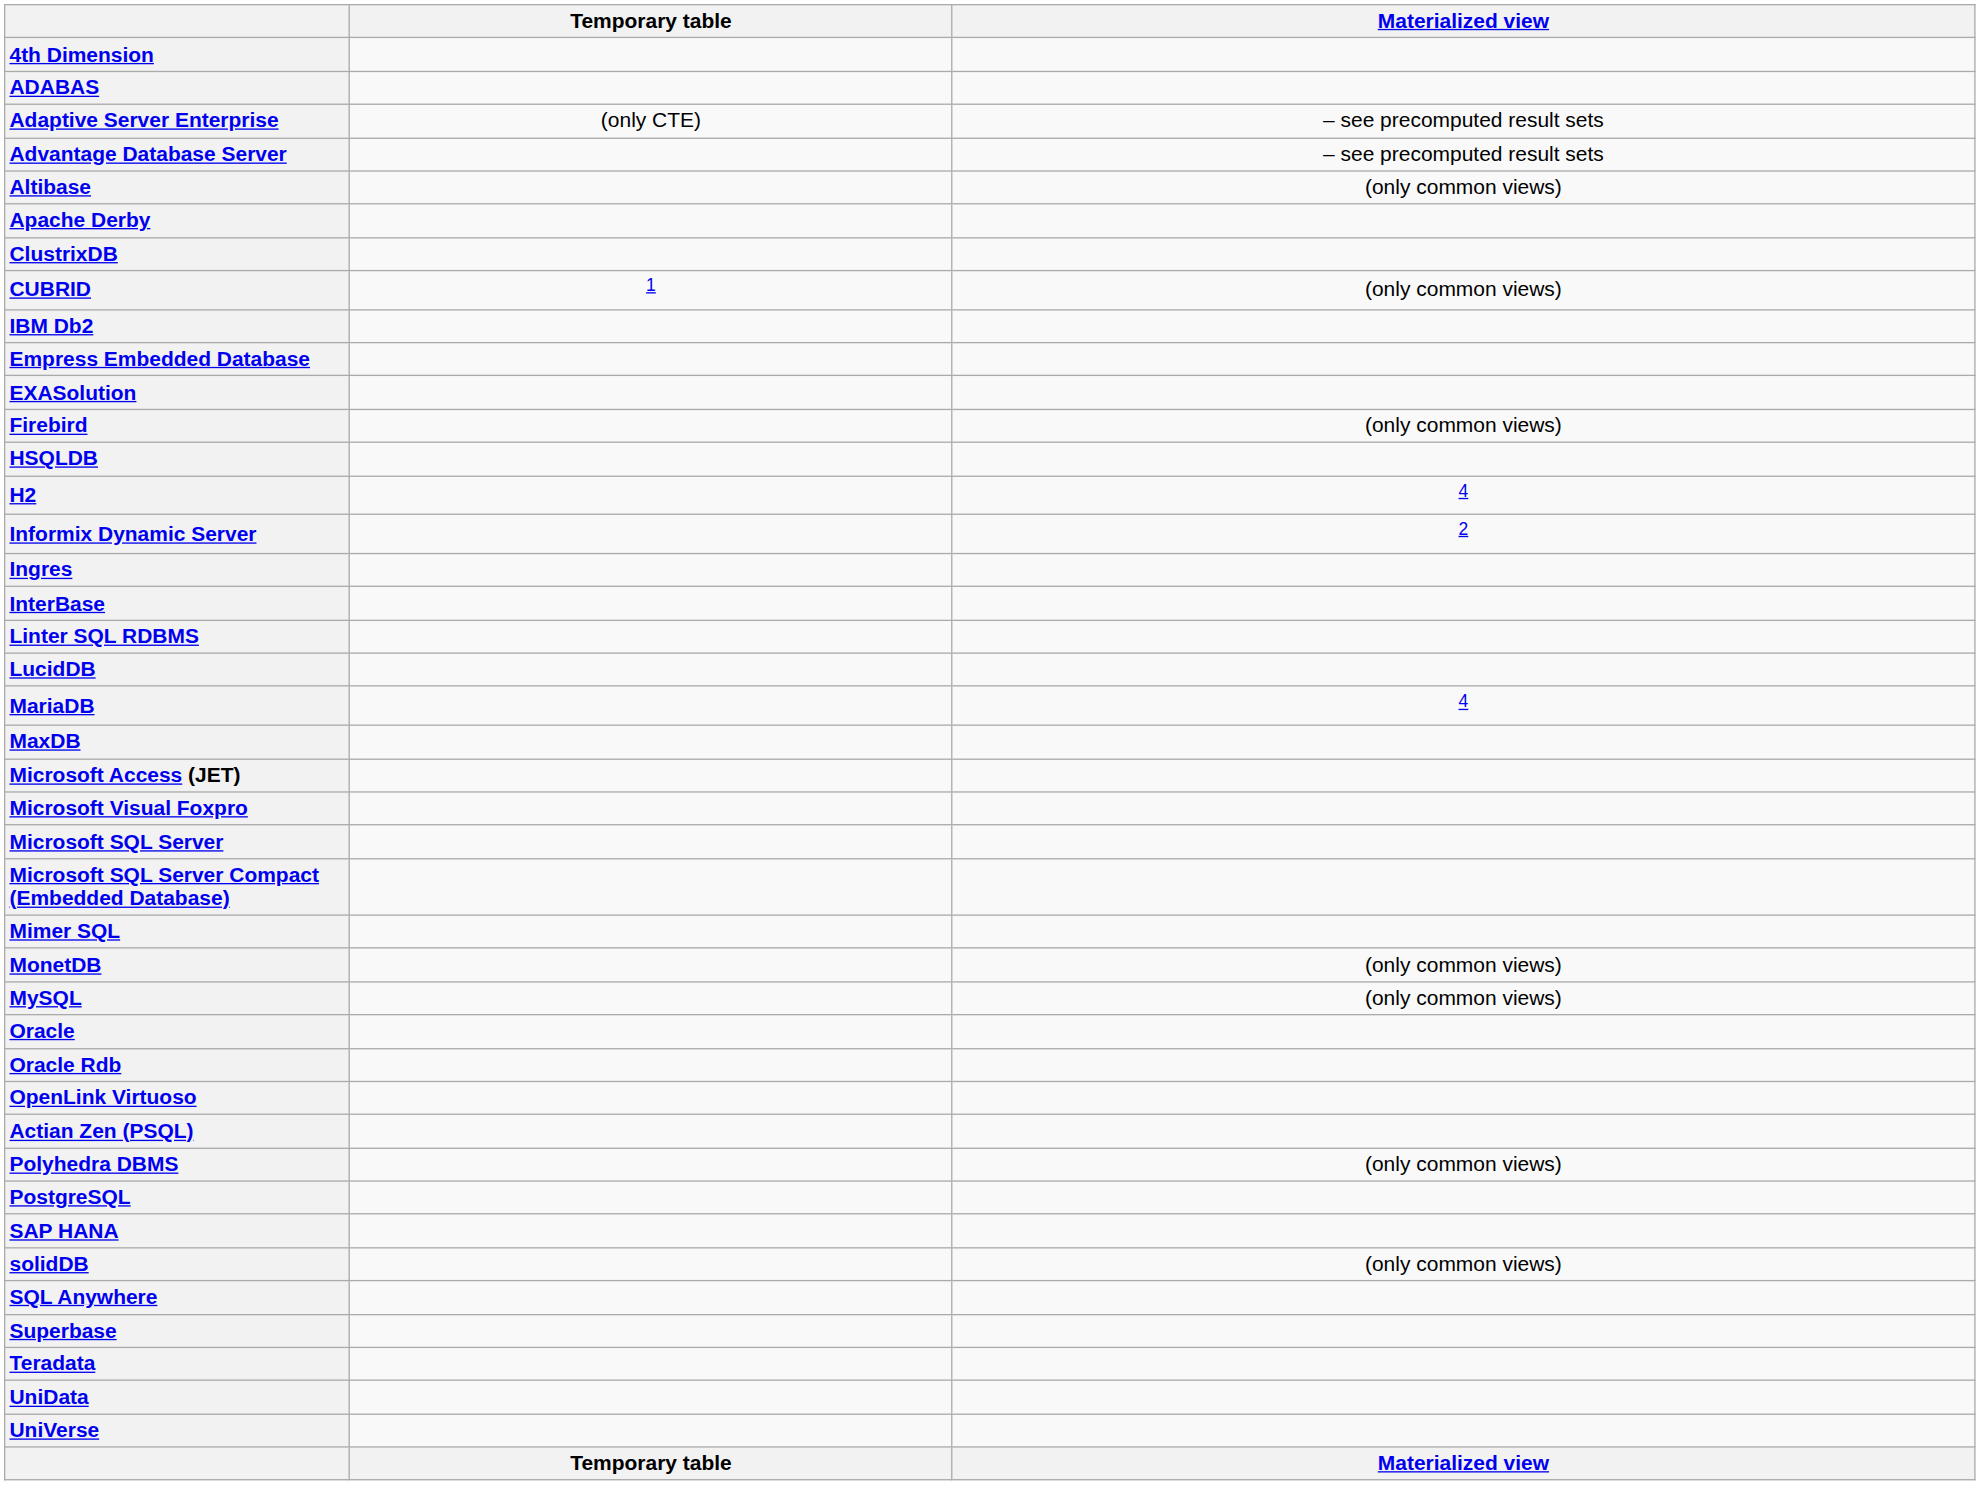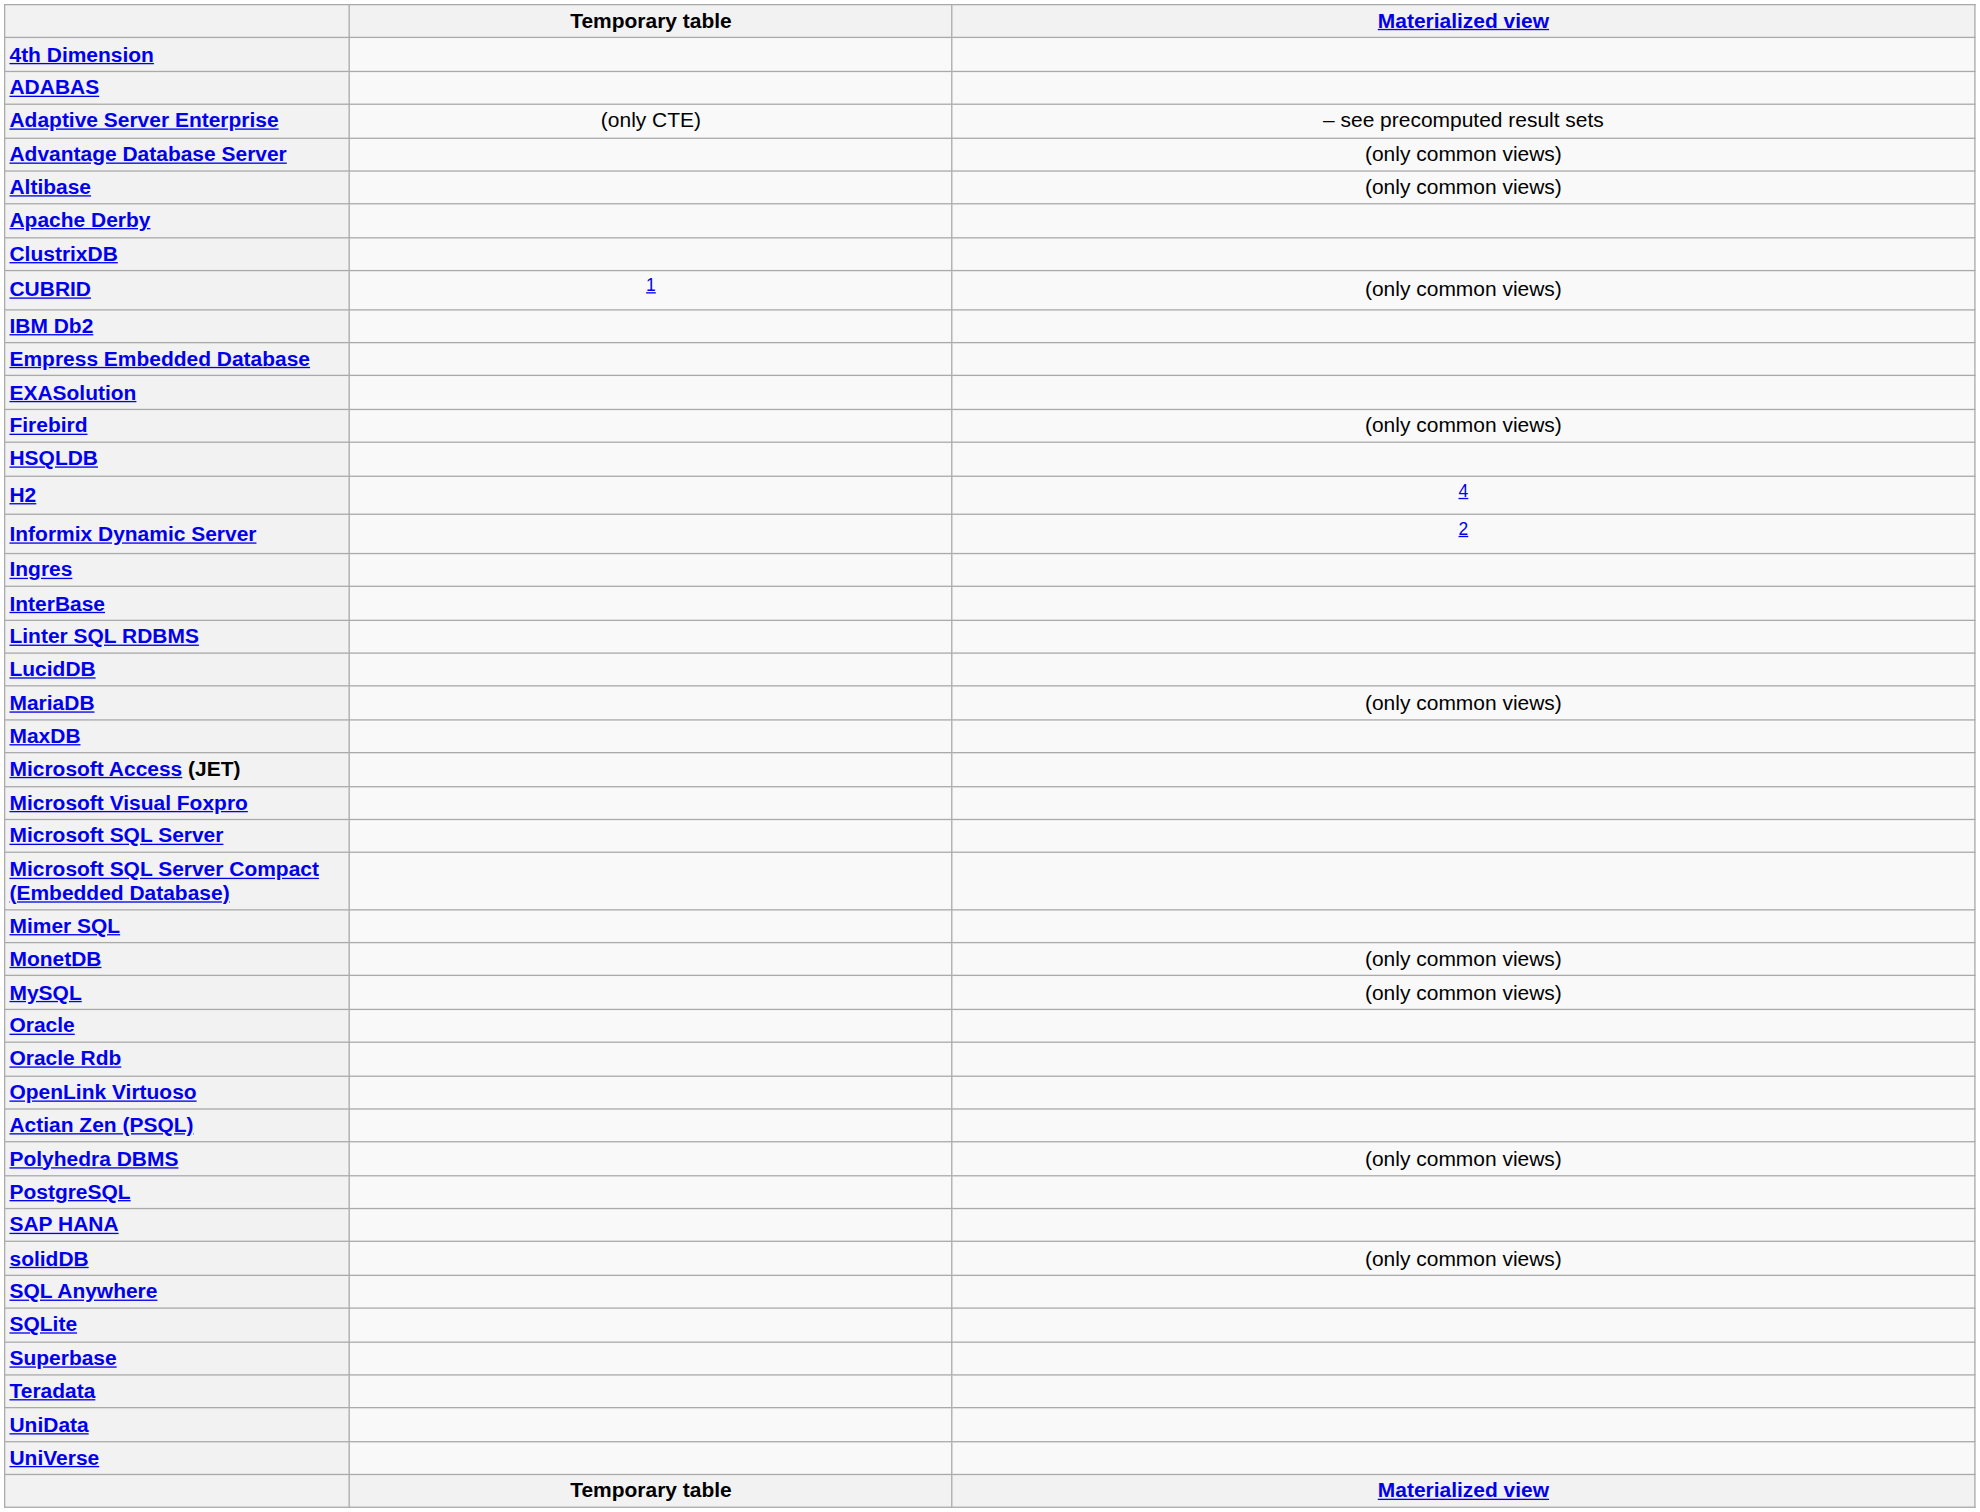(1463, 154) – see precomputed result sets -> (1463, 154) (only common views)
(1463, 701) 4 -> (1463, 702) (only common views)
+ row: (43, 1324)
